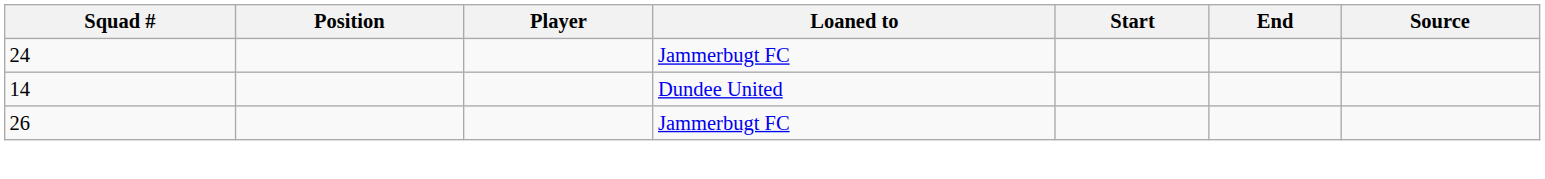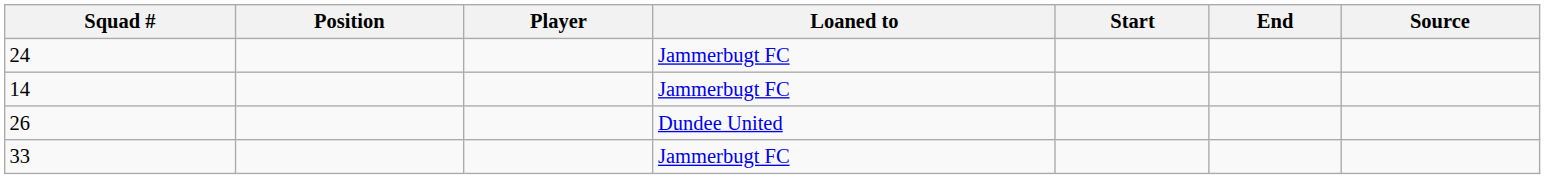(720, 89) Dundee United -> (724, 89) Jammerbugt FC
(724, 123) Jammerbugt FC -> (720, 123) Dundee United
+ row: (20, 156)
